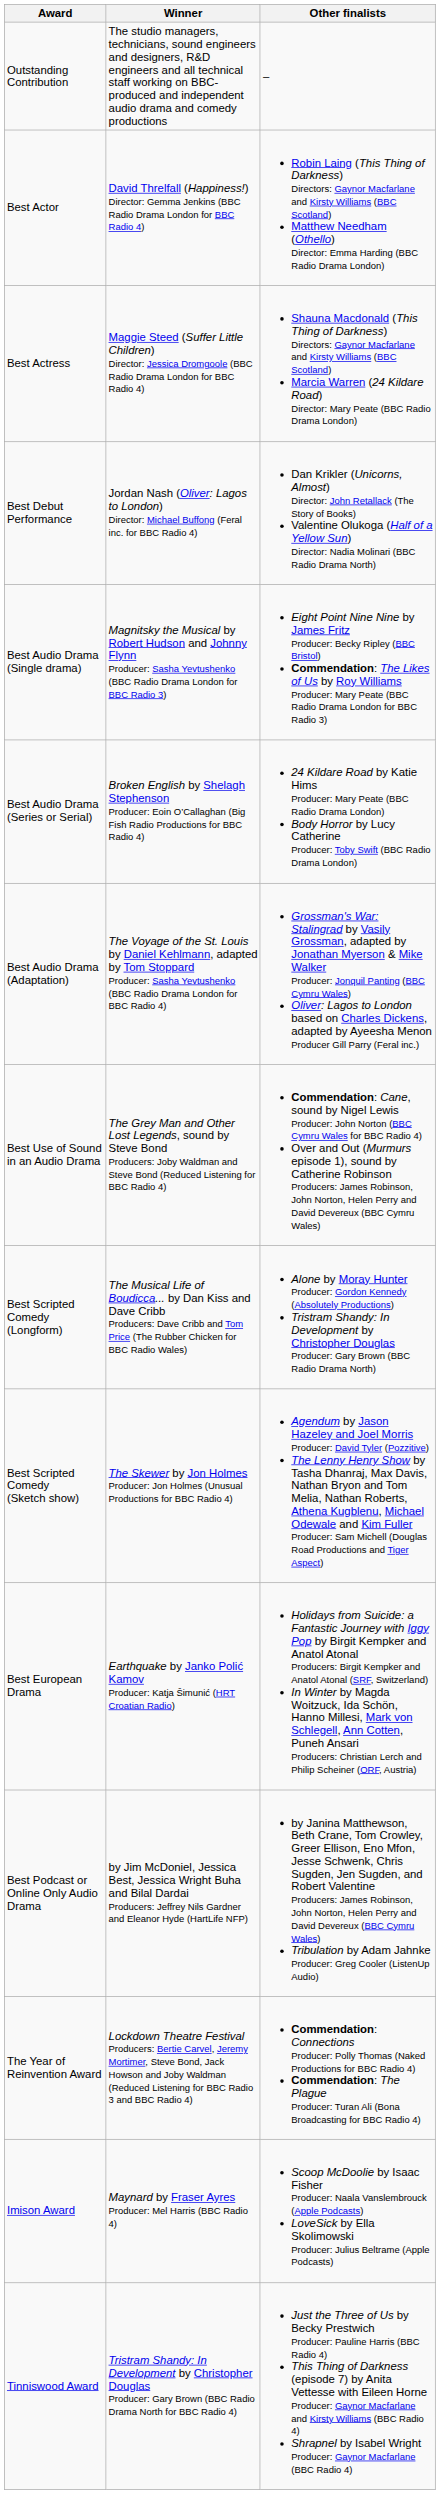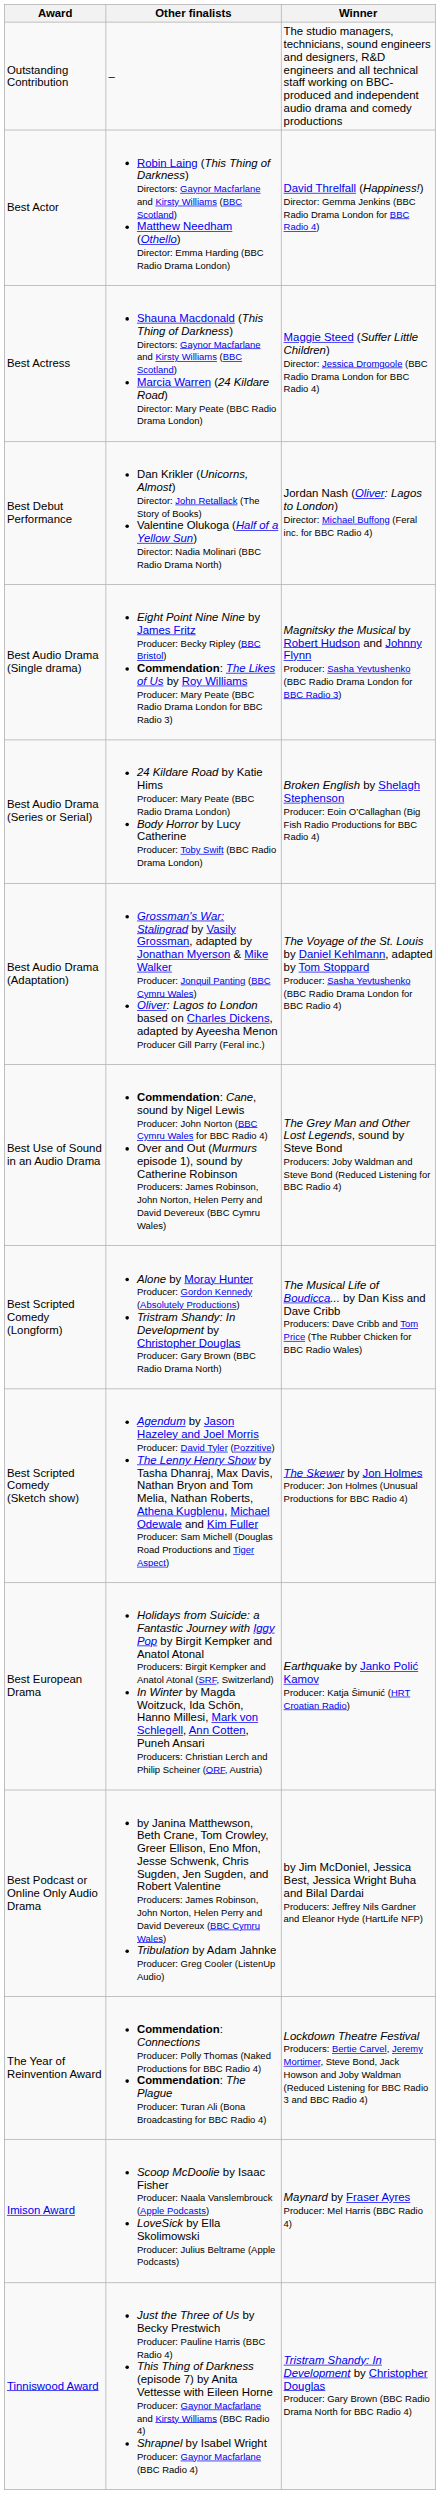columns swapped: (183, 13) <-> (348, 13)
